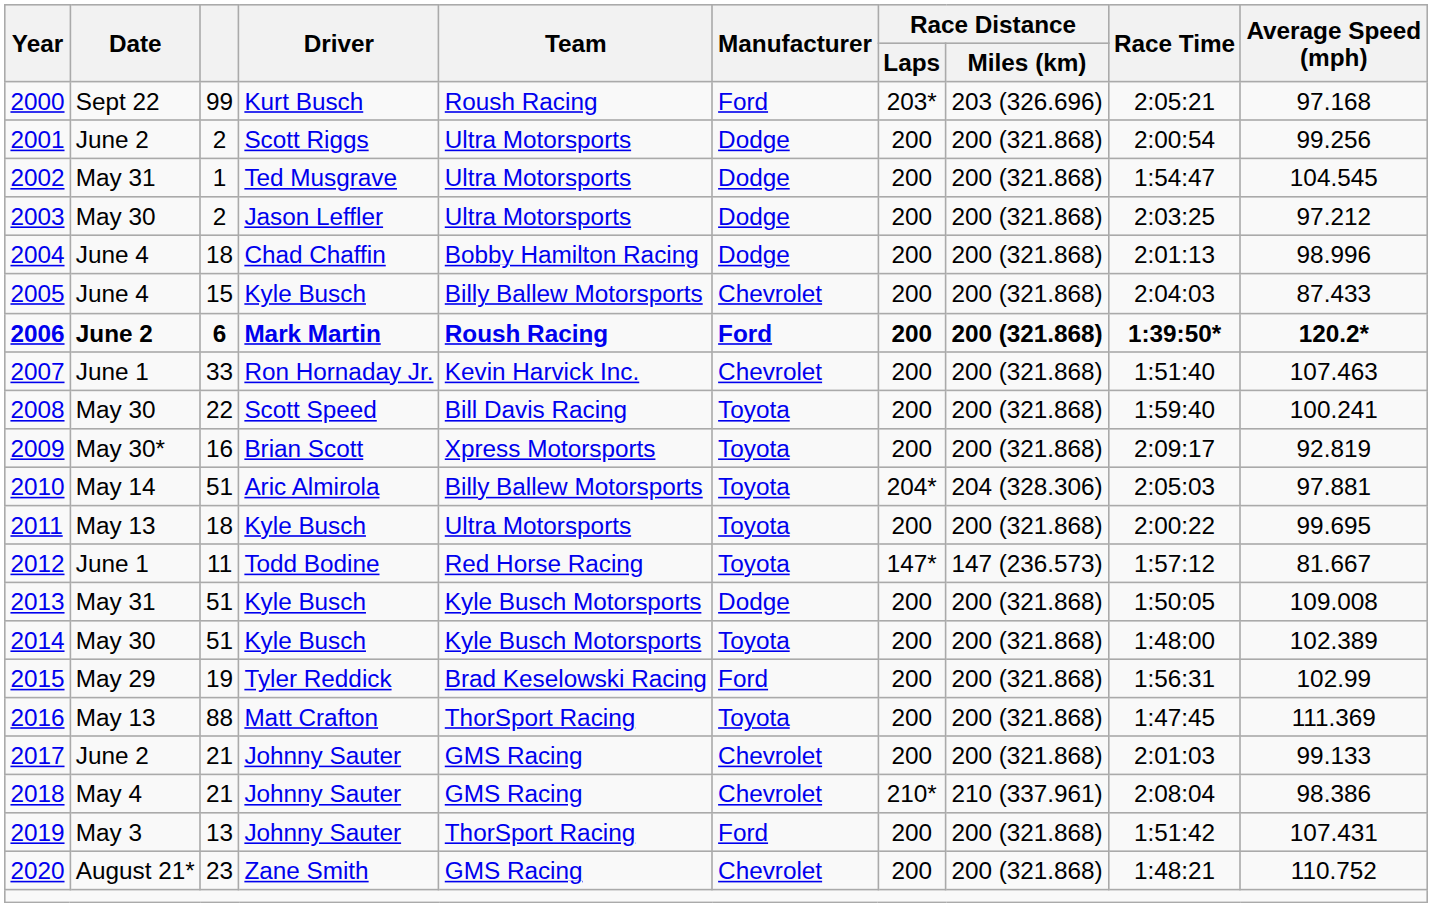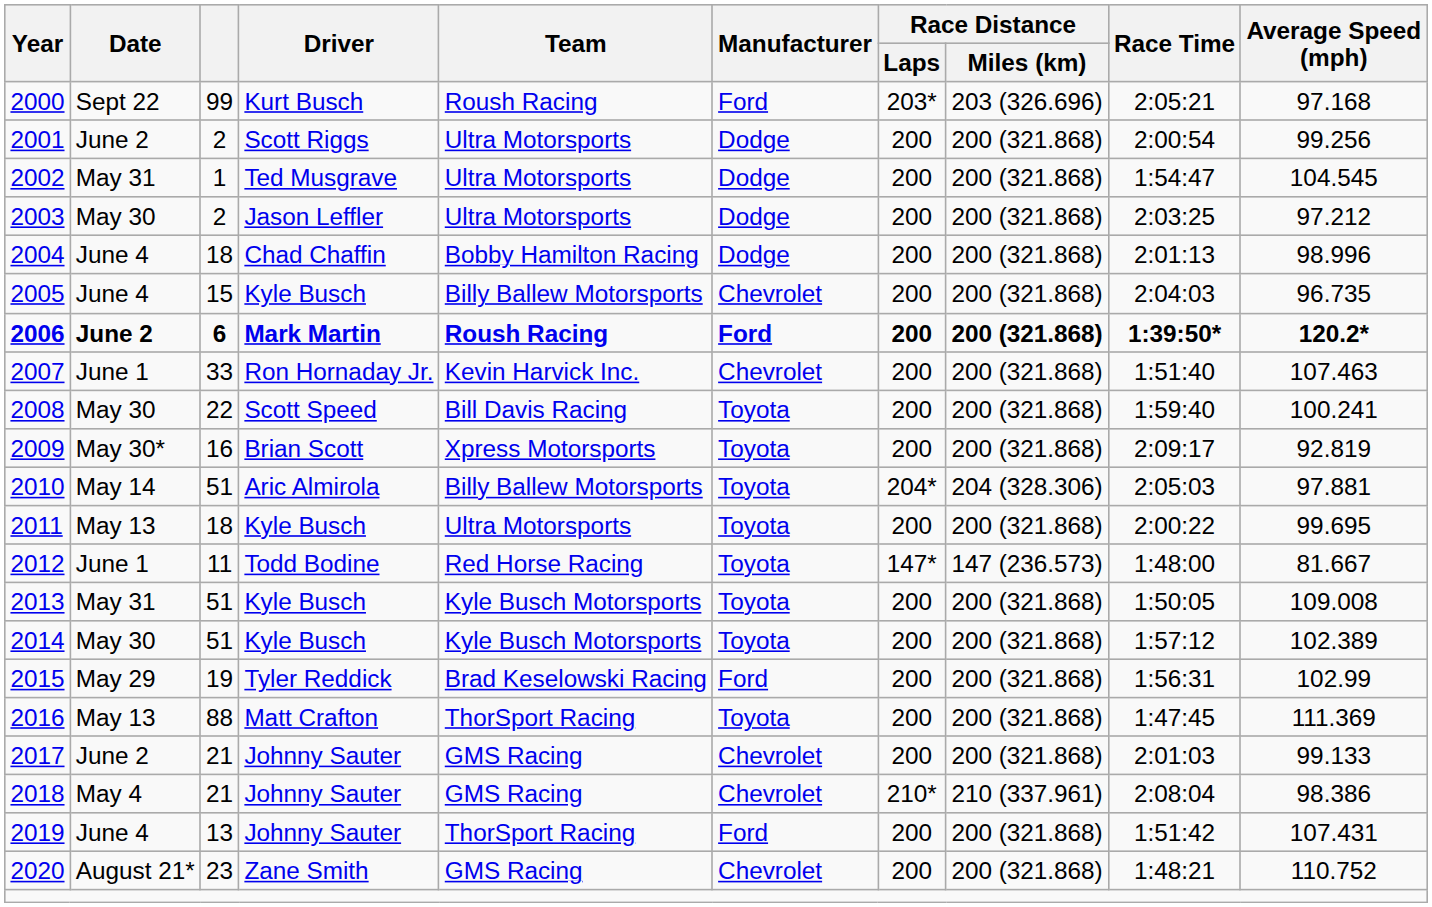(1334, 294) 87.433 -> (1334, 294) 96.735
(1175, 563) 1:57:12 -> (1175, 563) 1:48:00
(754, 602) Dodge -> (754, 602) Toyota
(1175, 640) 1:48:00 -> (1175, 640) 1:57:12
(109, 833) May 3 -> (112, 833) June 4
